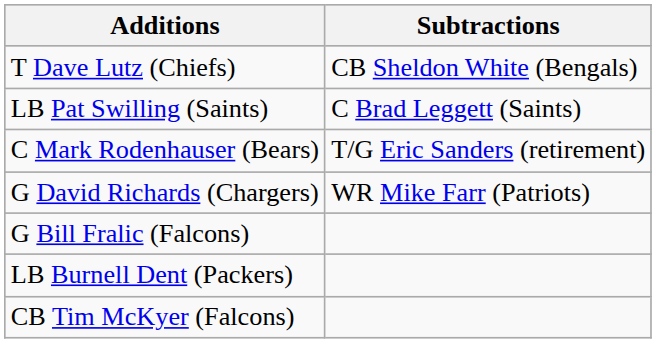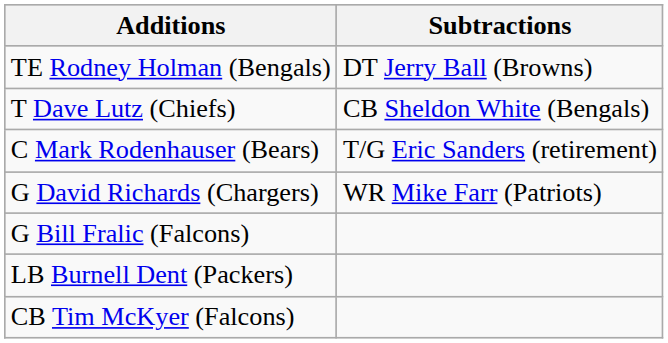+ row: (171, 66)
- row: (140, 108)
